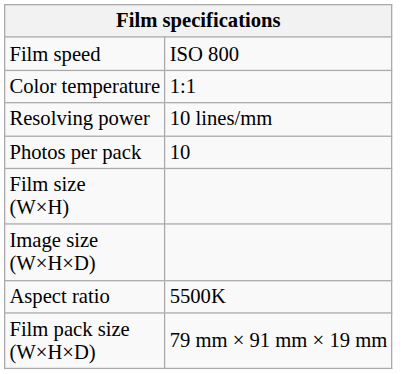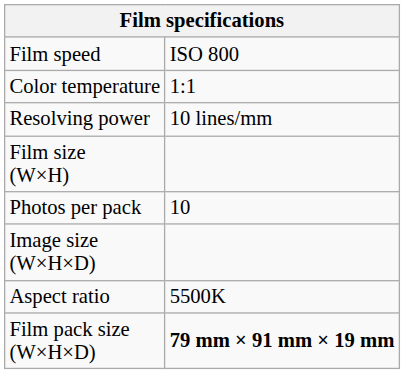rows swapped: (75, 151) <-> (48, 196)
(278, 340) normal -> (282, 340) bold
